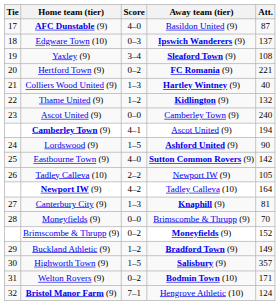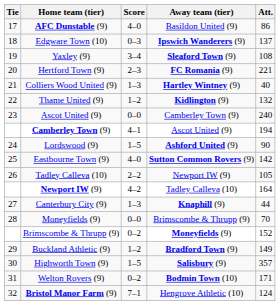(266, 26) 87 -> (266, 26) 86
(134, 70) 0–2 -> (134, 70) 2–3
(266, 204) 81 -> (266, 204) 44
